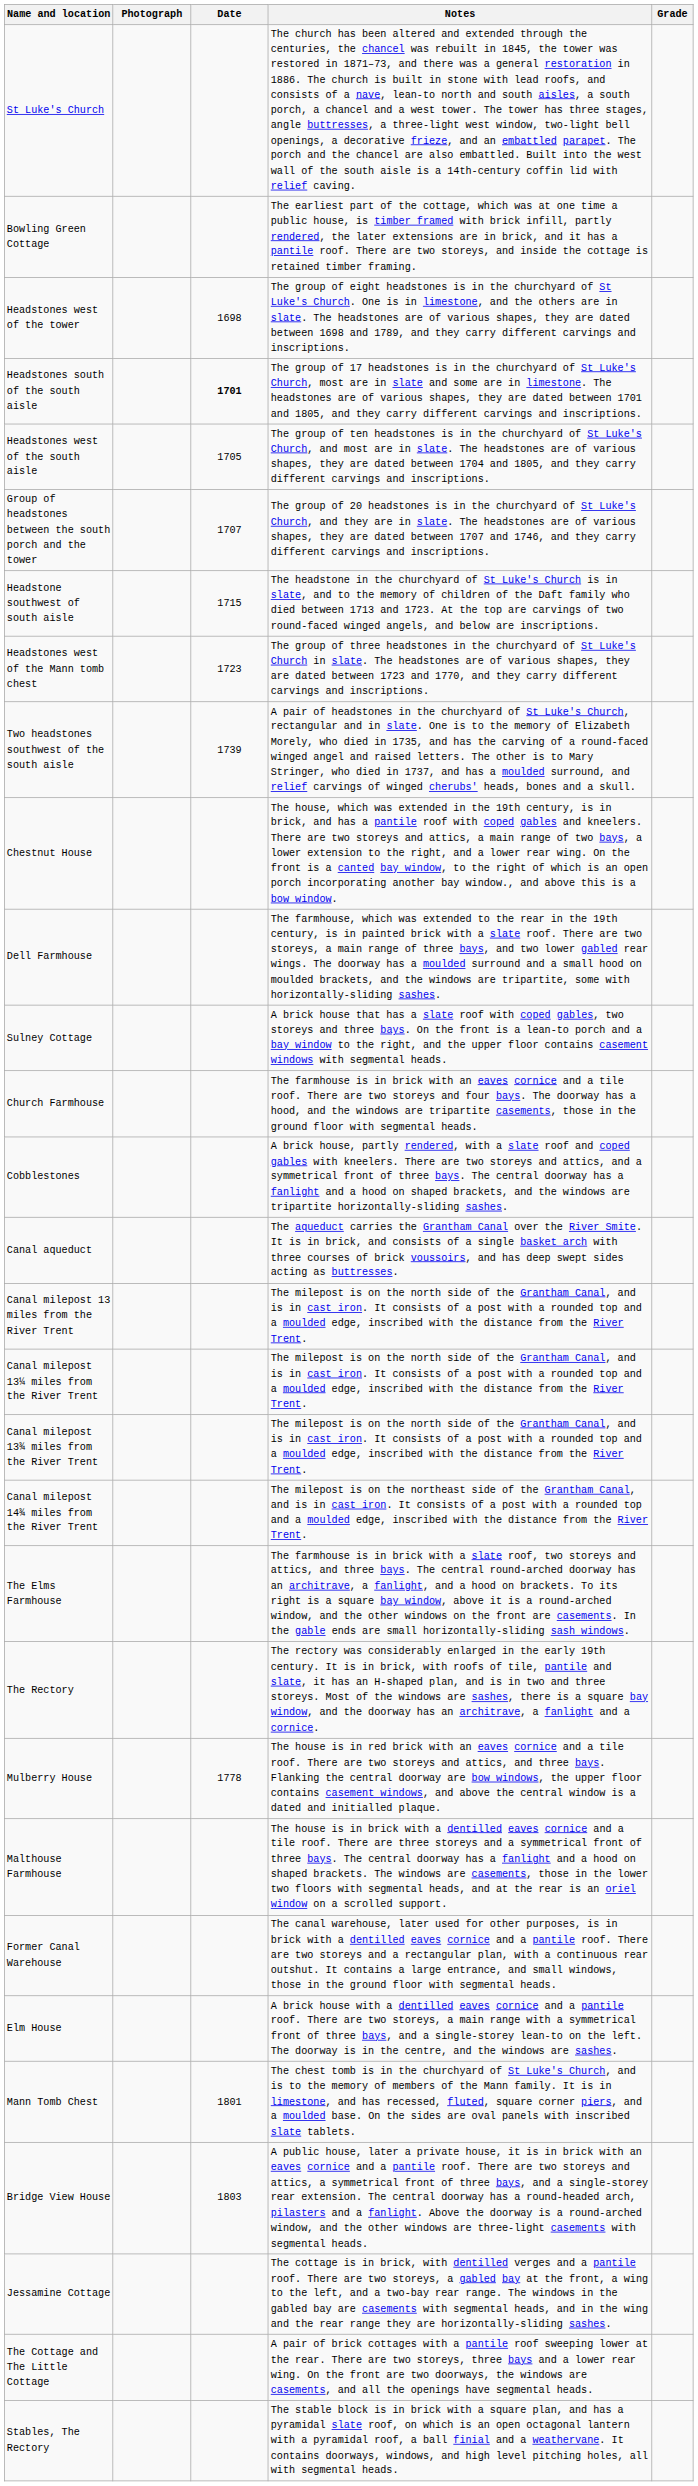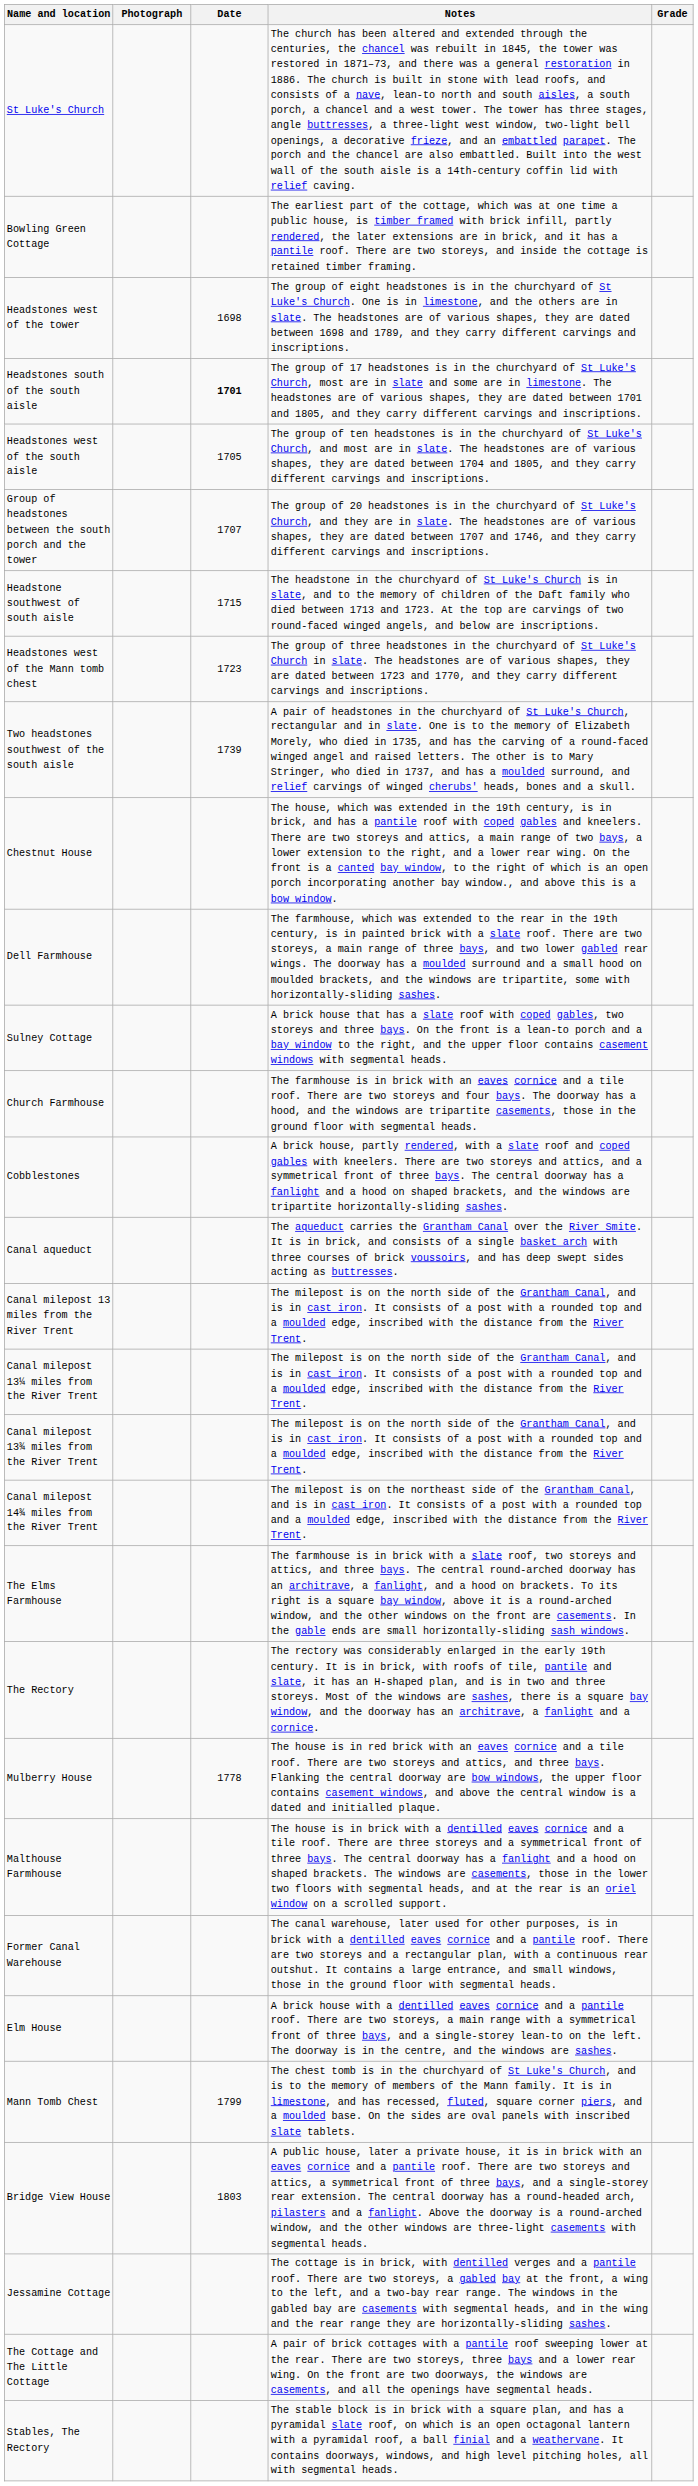(230, 2102) 1801 -> (230, 2102) 1799
